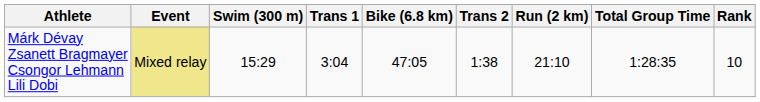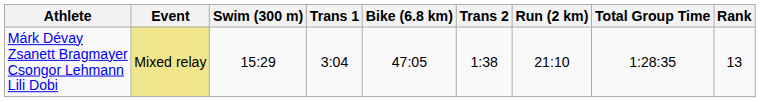(734, 62) 10 -> (734, 62) 13
